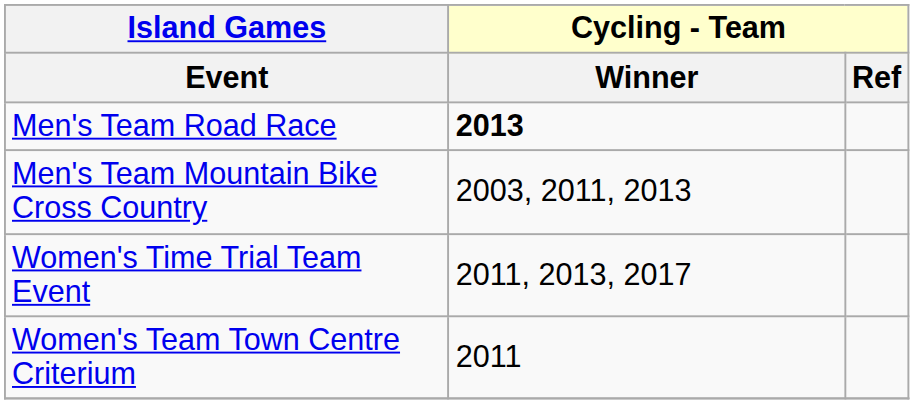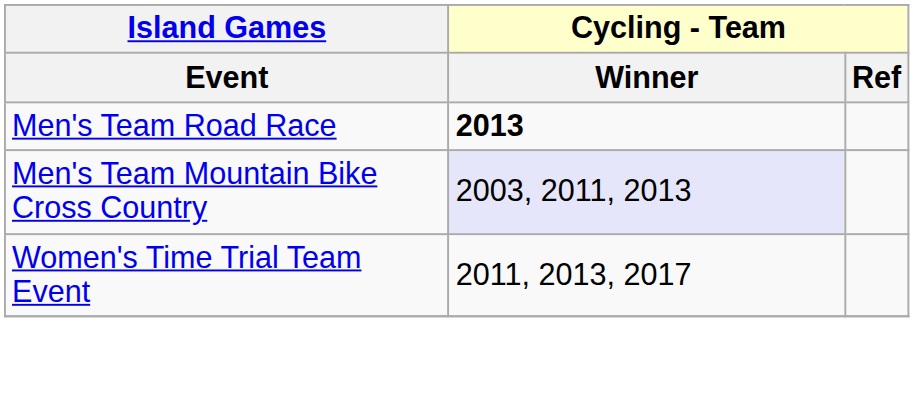(574, 191) no background -> (574, 191) lavender background
- row: (206, 357)
